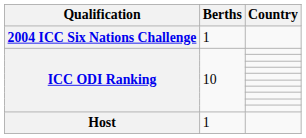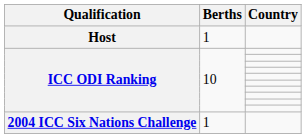rows swapped: (102, 122) <-> (102, 37)
